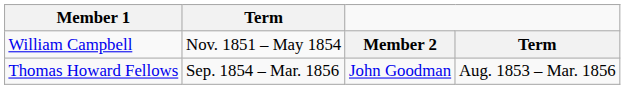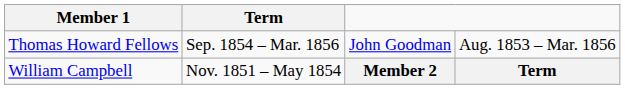rows swapped: (70, 44) <-> (93, 71)
